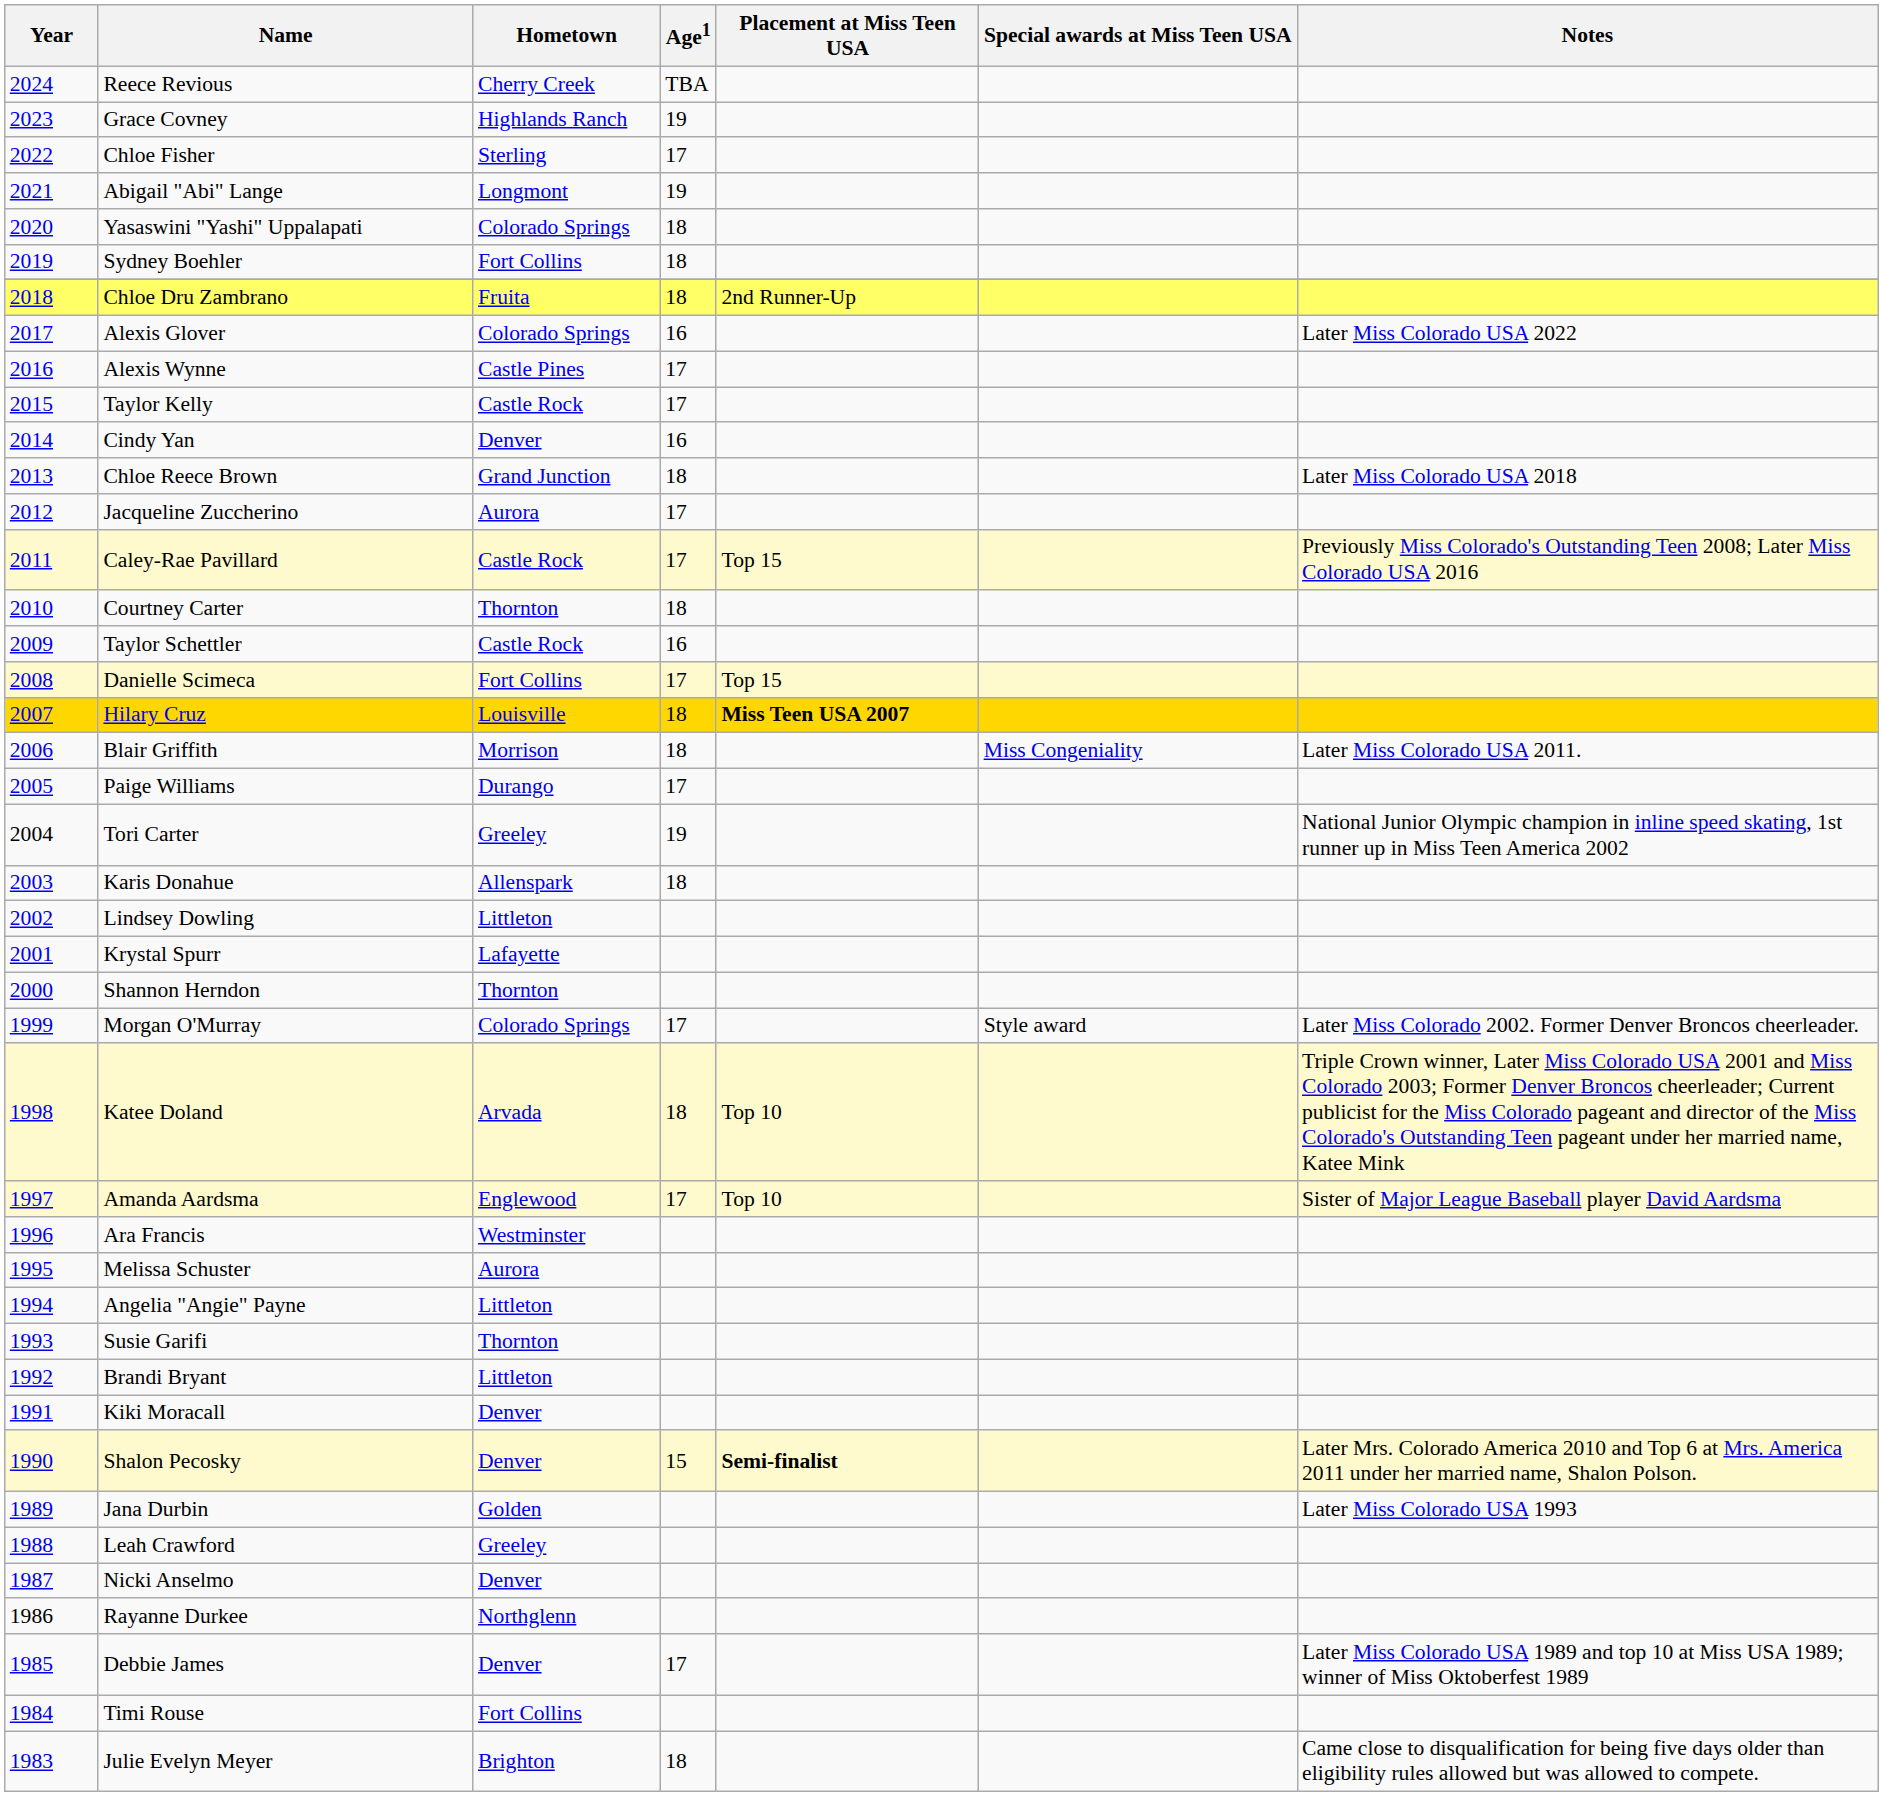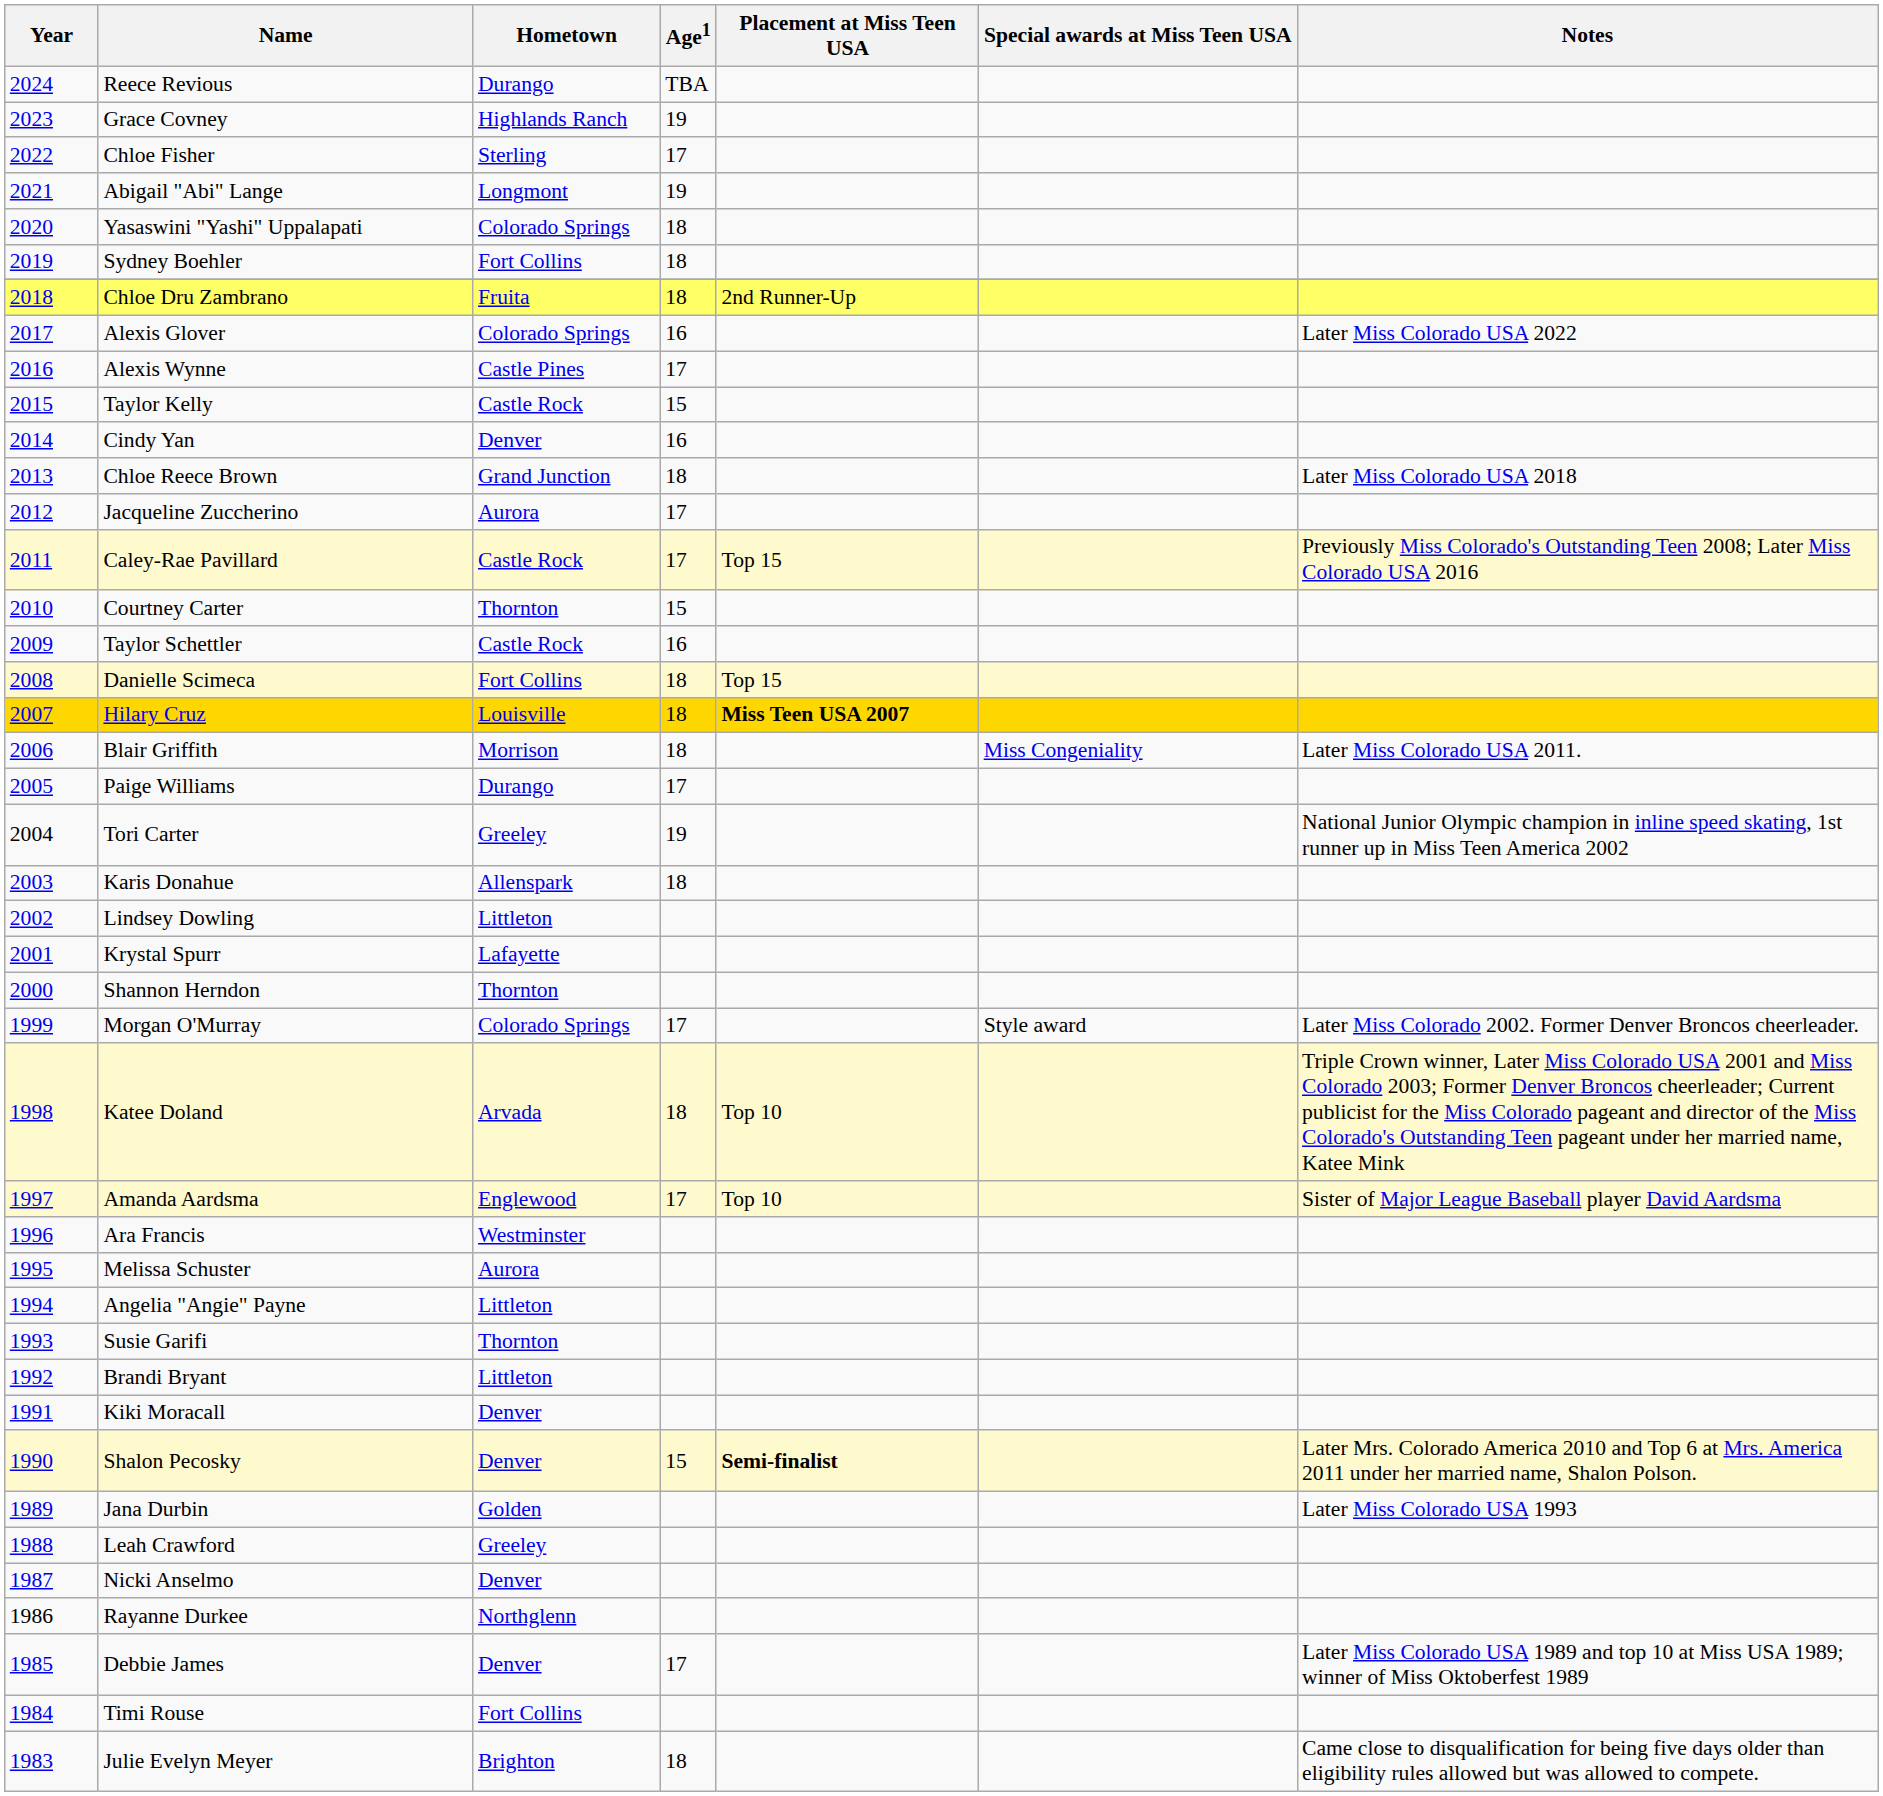(536, 83) Cherry Creek -> (516, 83) Durango
(676, 404) 17 -> (676, 404) 15
(676, 608) 18 -> (676, 608) 15
(676, 679) 17 -> (676, 679) 18
